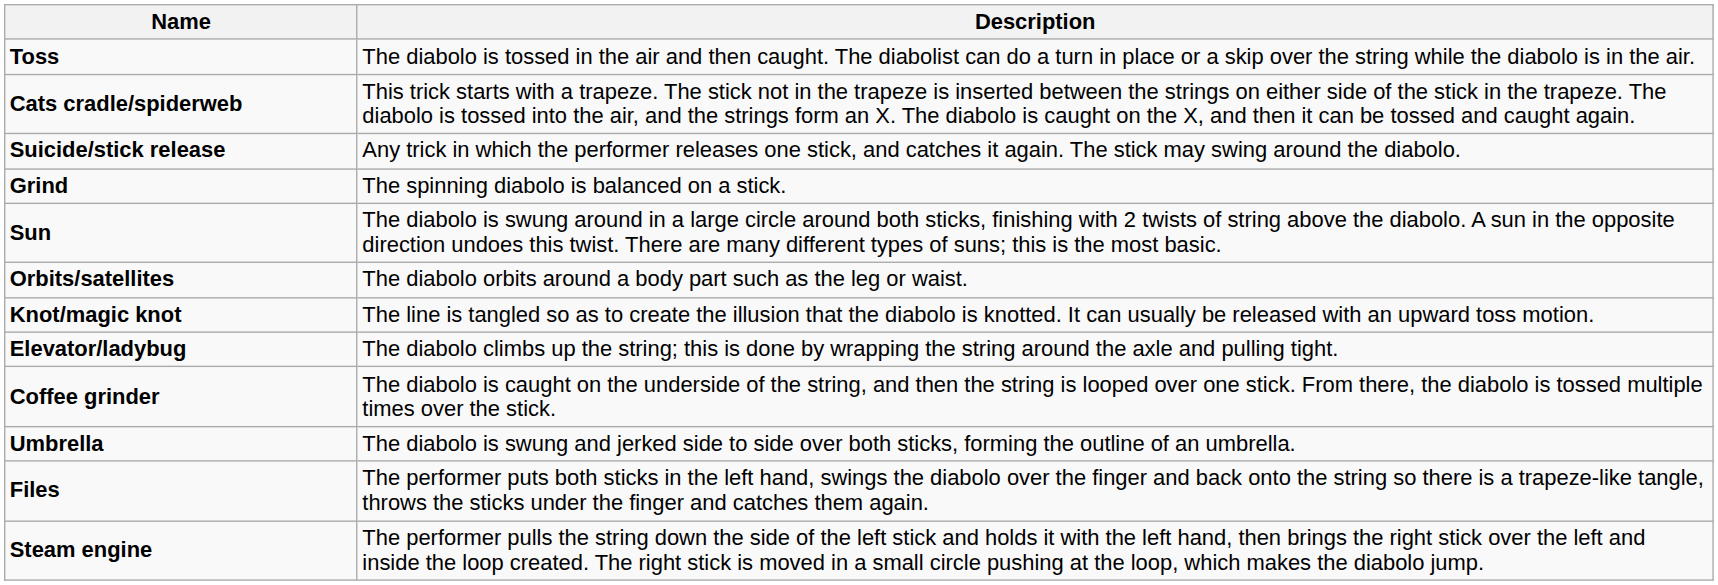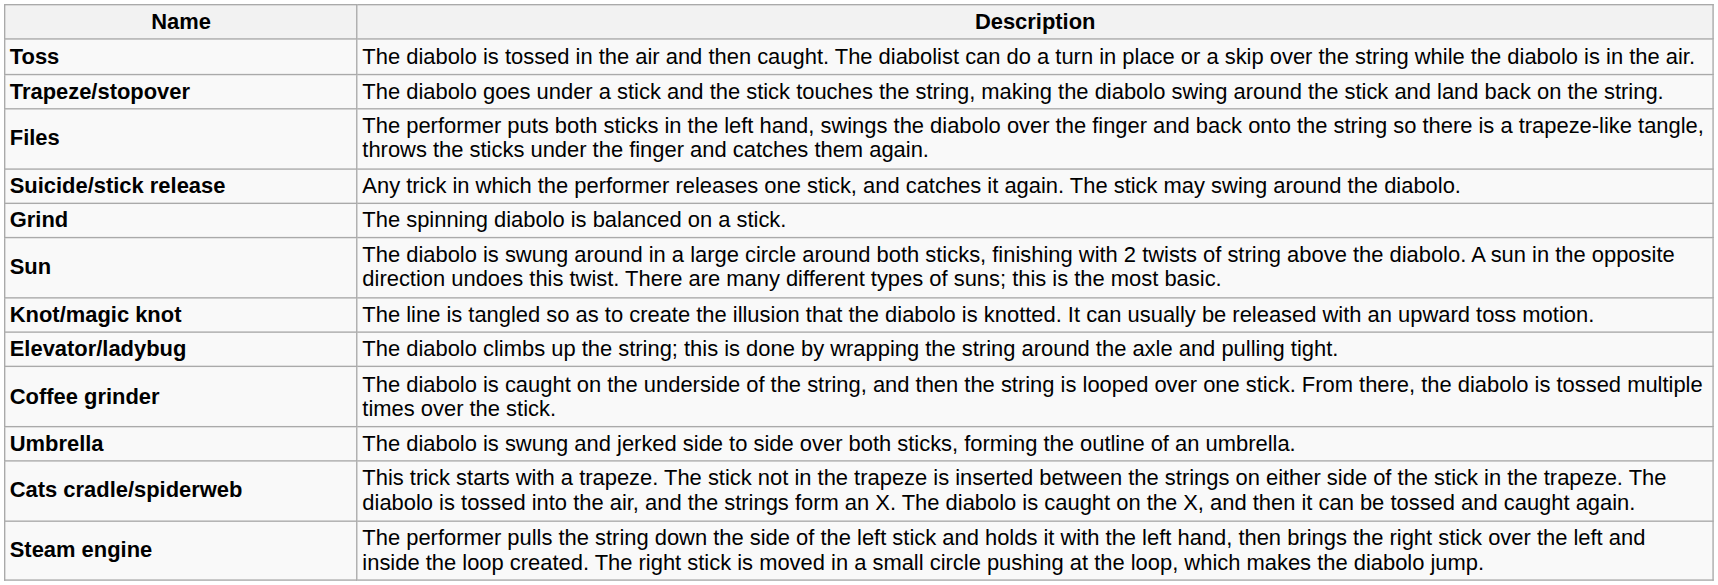+ row: (100, 91)
rows swapped: (126, 103) <-> (35, 490)
- row: (92, 279)
